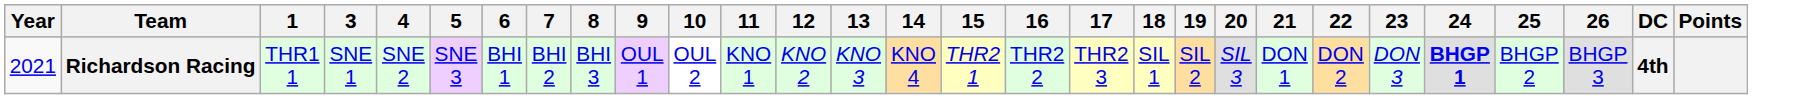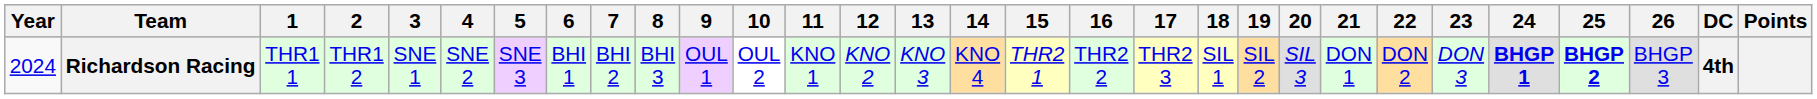+ column: (357, 21)
(33, 65) 2021 -> (33, 65) 2024
(1529, 65) normal -> (1594, 65) bold
